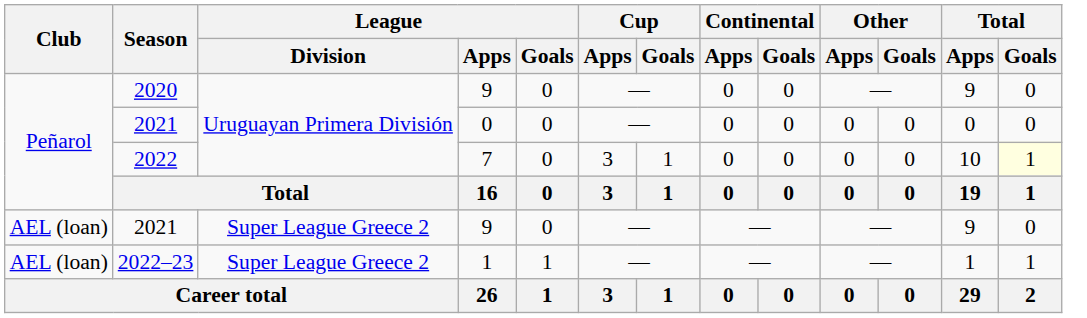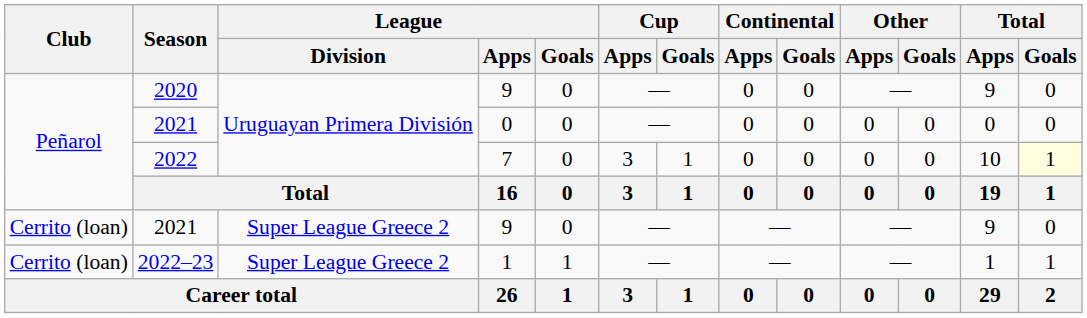(59, 227) AEL (loan) -> (69, 227) Cerrito (loan)
(59, 261) AEL (loan) -> (69, 261) Cerrito (loan)
